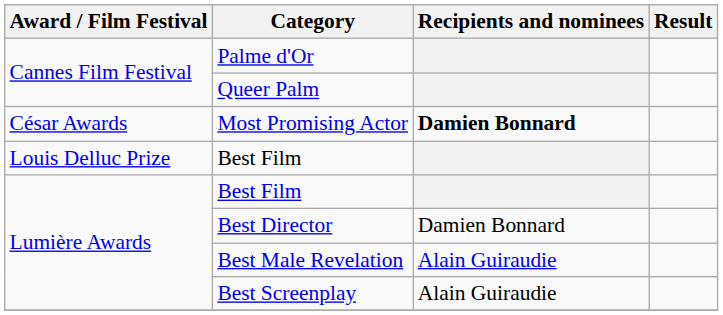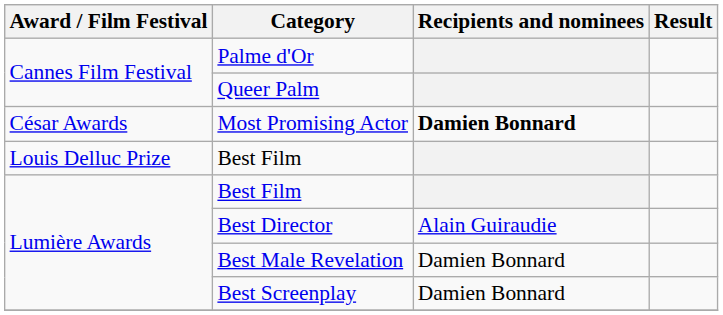(491, 225) Damien Bonnard -> (487, 225) Alain Guiraudie
(487, 259) Alain Guiraudie -> (491, 259) Damien Bonnard
(487, 293) Alain Guiraudie -> (491, 293) Damien Bonnard
